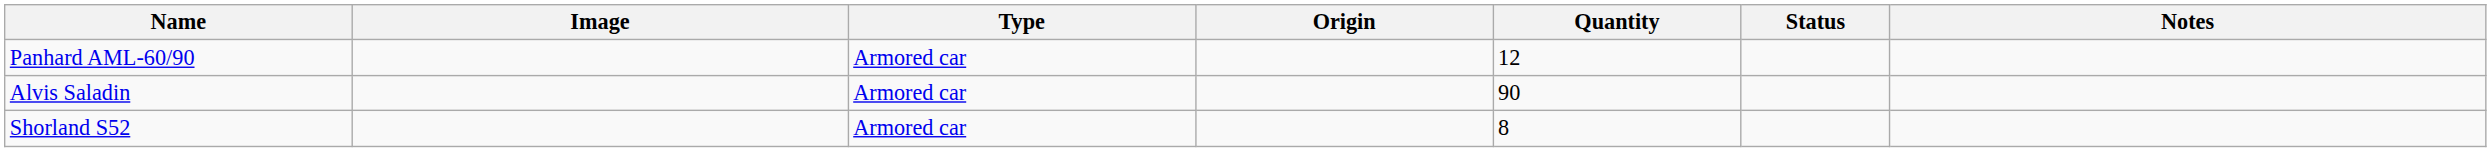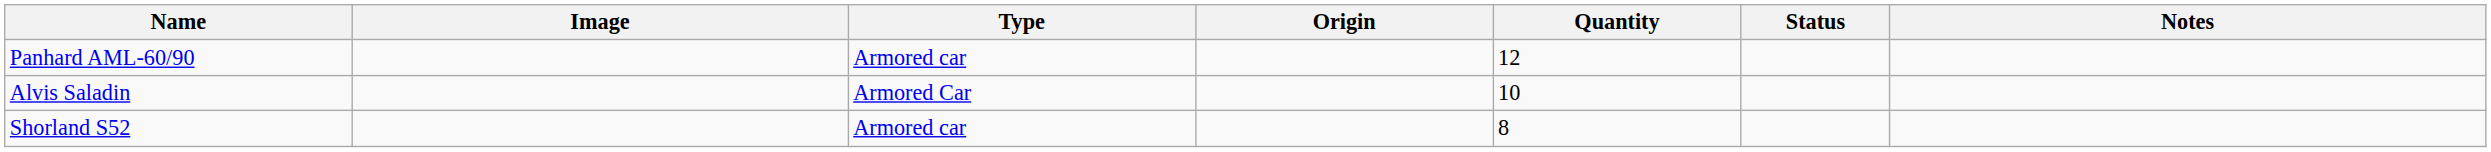(910, 92) Armored car -> (912, 92) Armored Car
(1509, 92) 90 -> (1509, 92) 10
